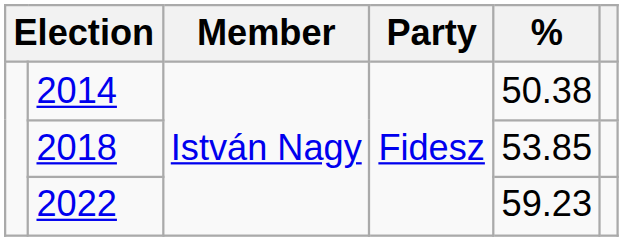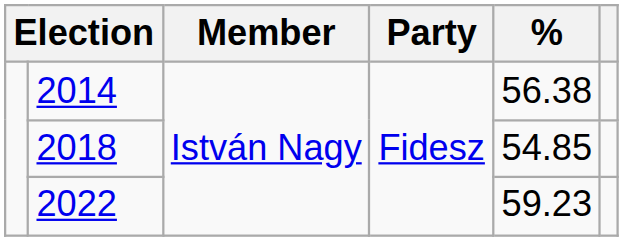(547, 90) 50.38 -> (547, 90) 56.38
(547, 147) 53.85 -> (547, 147) 54.85
